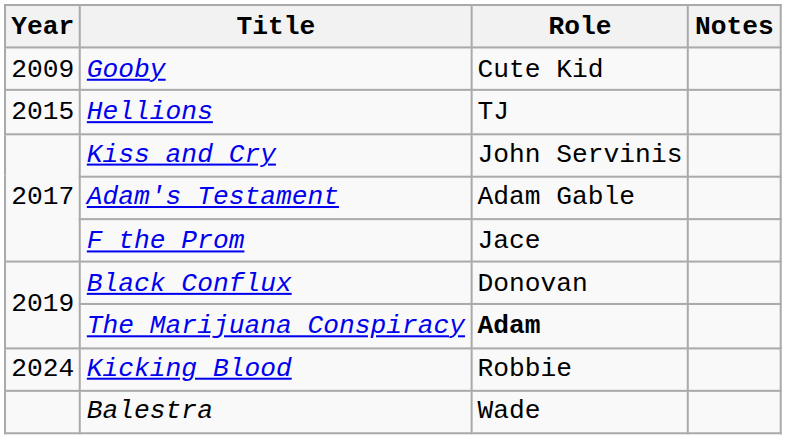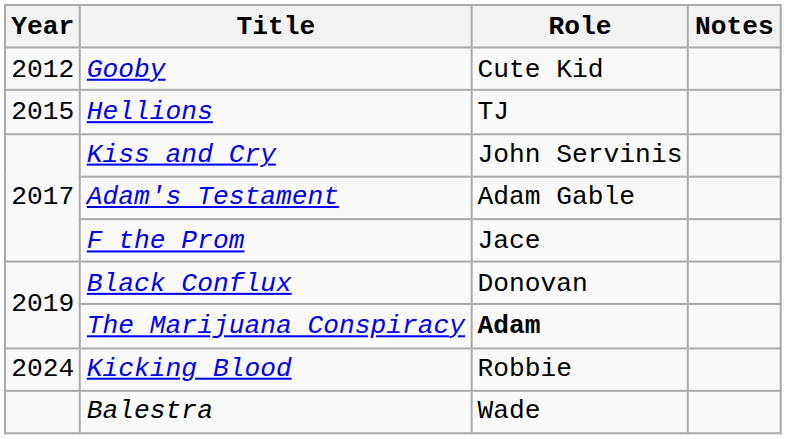(43, 69) 2009 -> (43, 69) 2012
